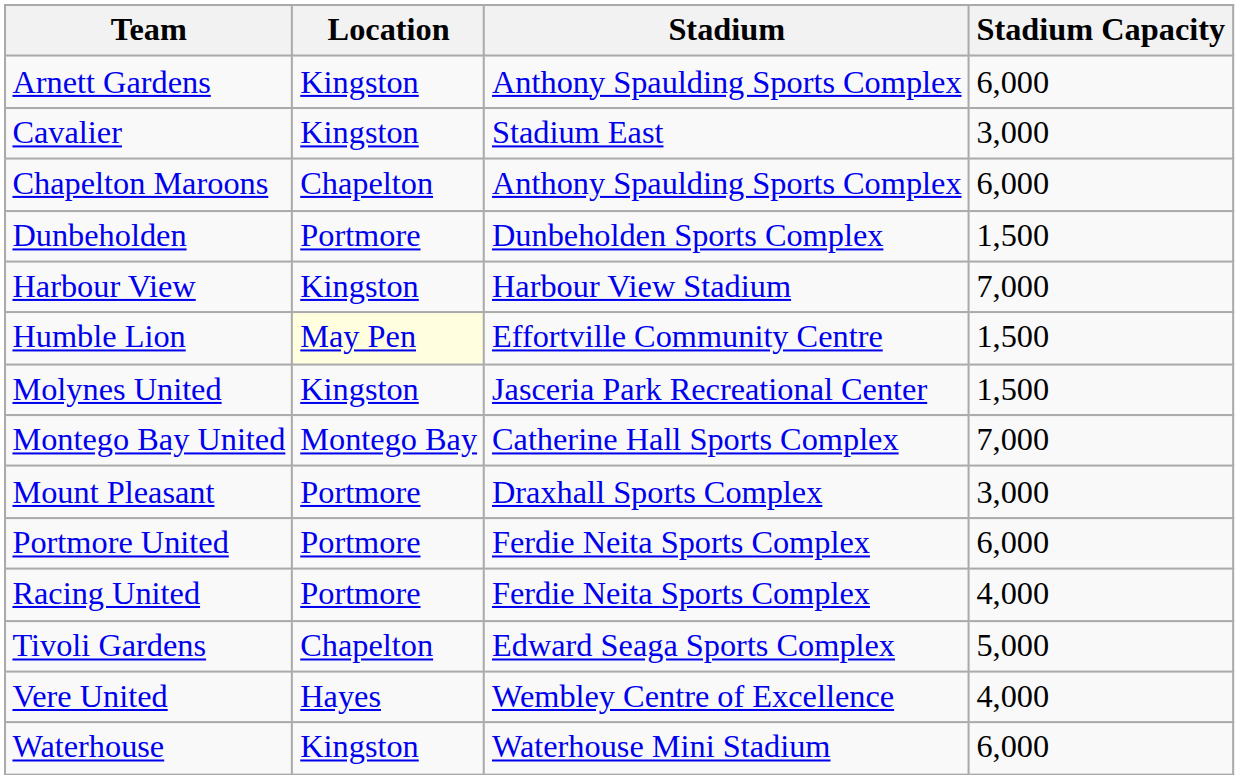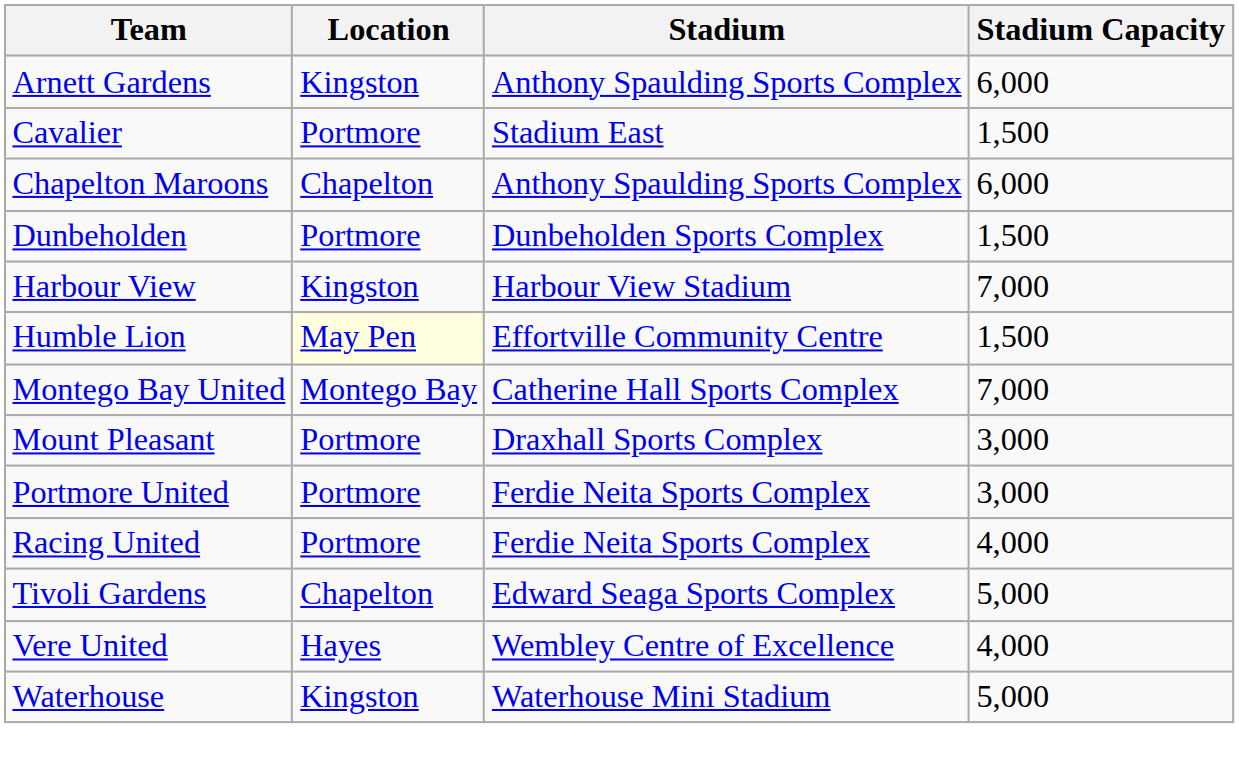(360, 132) Kingston -> (360, 132) Portmore
(1013, 132) 3,000 -> (1013, 132) 1,500
- row: (117, 388)
(1013, 542) 6,000 -> (1013, 491) 3,000
(1013, 747) 6,000 -> (1013, 696) 5,000
